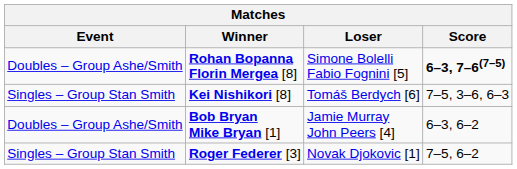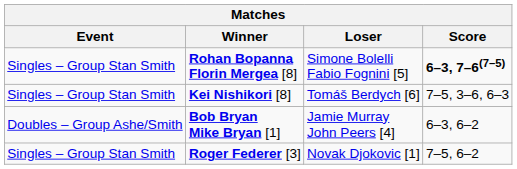(95, 66) Doubles – Group Ashe/Smith -> (91, 66) Singles – Group Stan Smith
